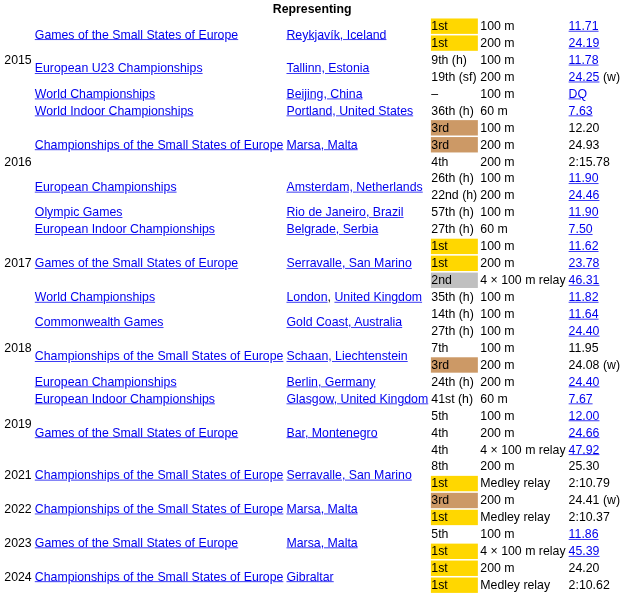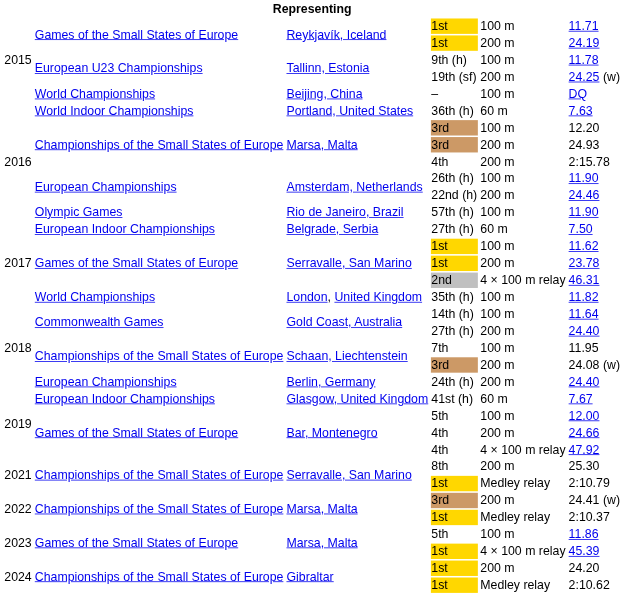(497, 331) 100 m -> (497, 331) 200 m
